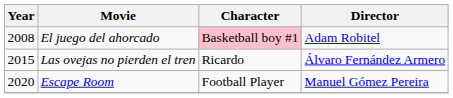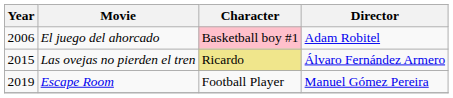(21, 38) 2008 -> (21, 38) 2006
(223, 60) no background -> (223, 60) khaki background
(21, 82) 2020 -> (21, 82) 2019
